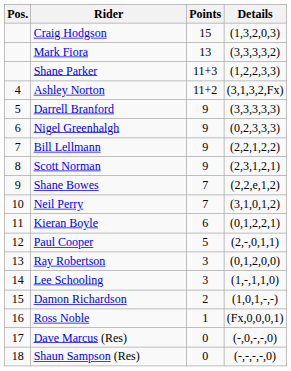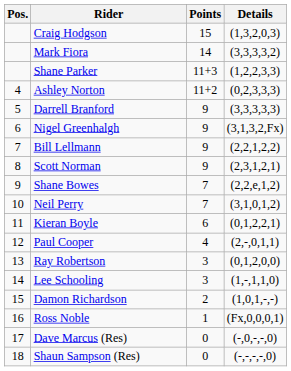(205, 52) 13 -> (205, 52) 14
(255, 90) (3,1,3,2,Fx) -> (255, 90) (0,2,3,3,3)
(255, 128) (0,2,3,3,3) -> (255, 128) (3,1,3,2,Fx)
(205, 242) 5 -> (205, 242) 4
